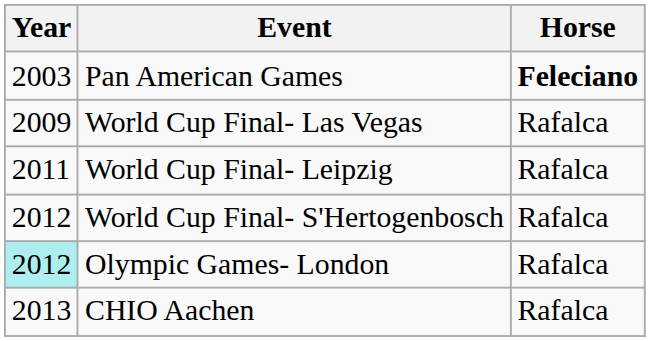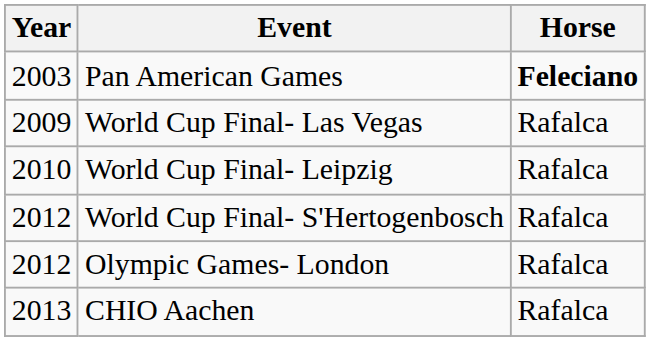(41, 169) 2011 -> (42, 169) 2010
(42, 264) paleturquoise background -> (42, 264) no background
